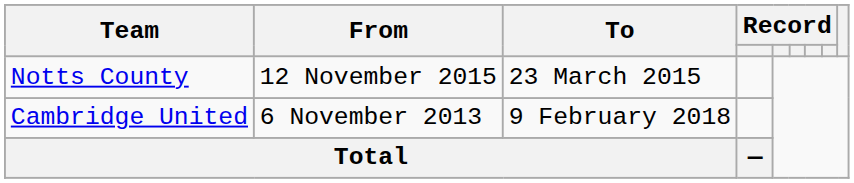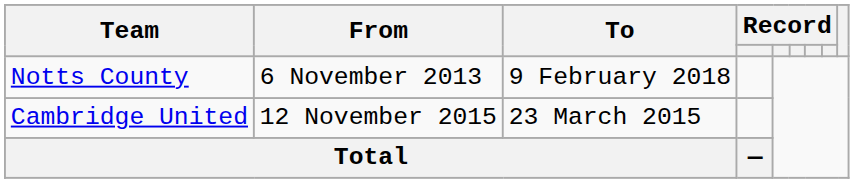(378, 77) 12 November 2015 -> (371, 77) 6 November 2013
(605, 77) 23 March 2015 -> (620, 77) 9 February 2018
(371, 117) 6 November 2013 -> (378, 117) 12 November 2015
(620, 117) 9 February 2018 -> (605, 117) 23 March 2015
